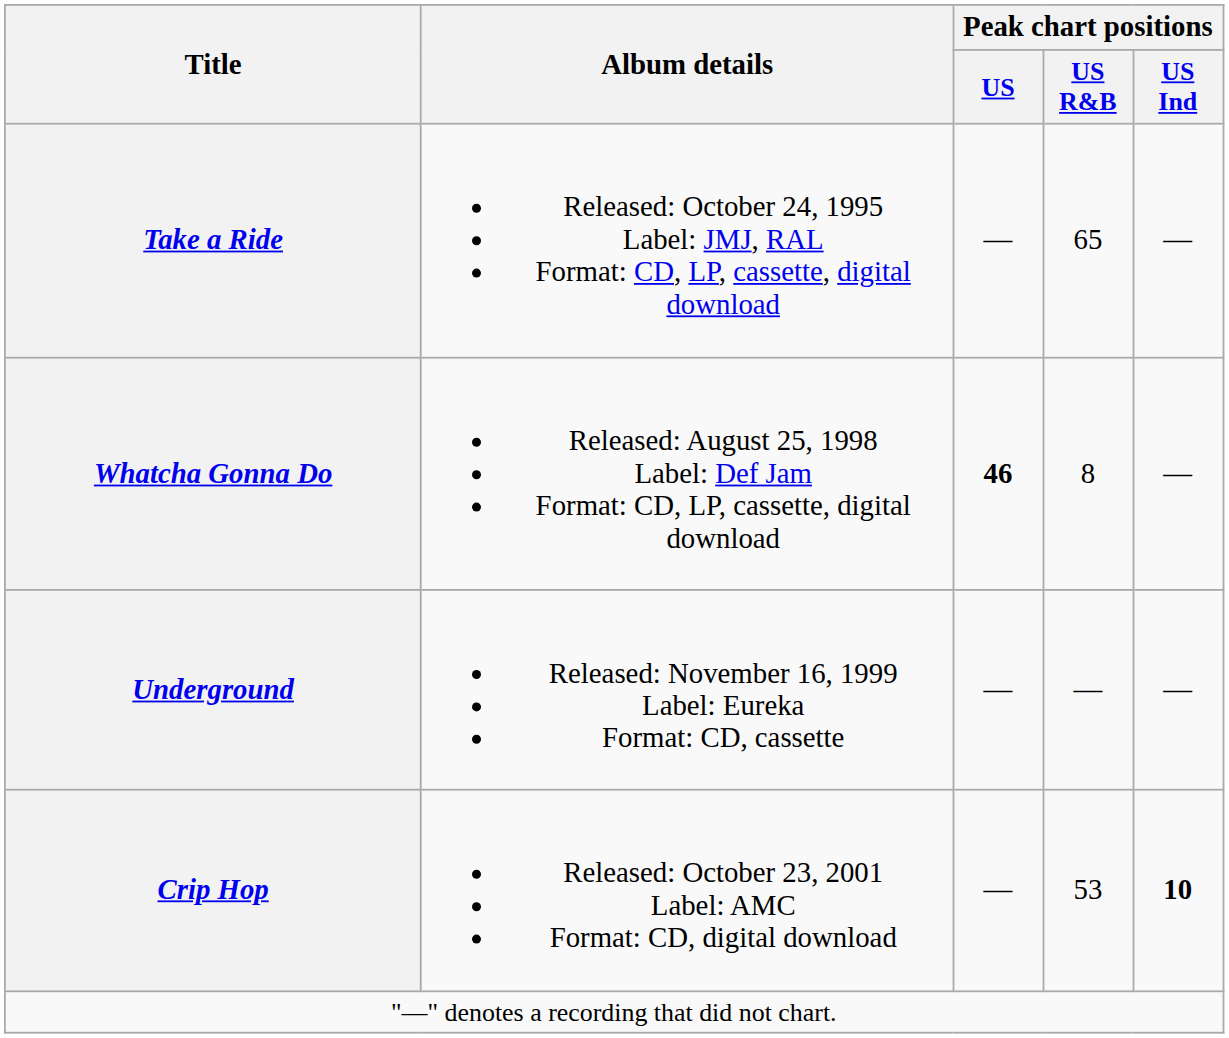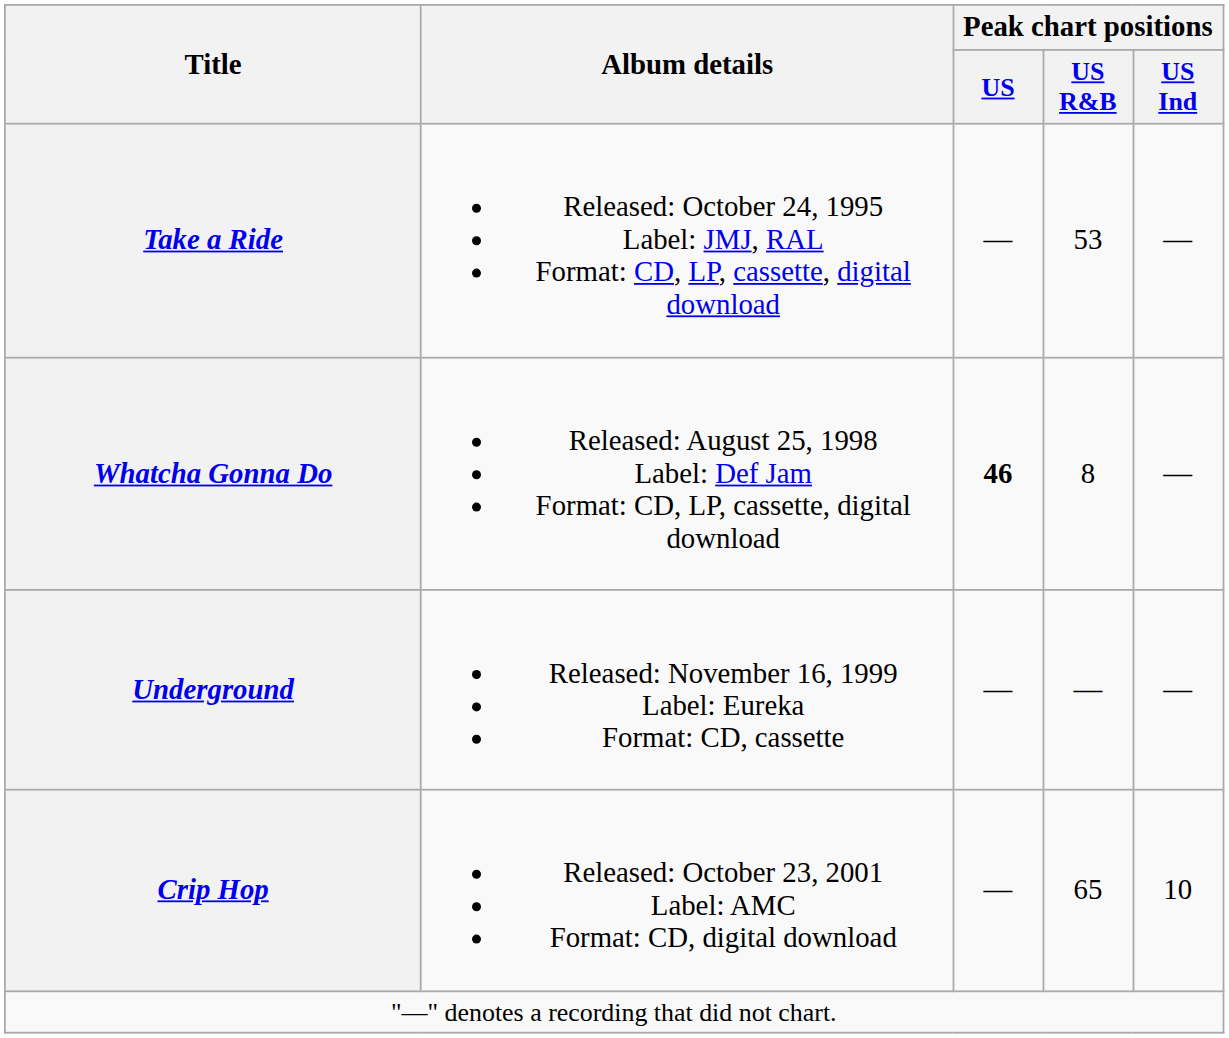(1088, 239) 65 -> (1088, 239) 53
(1088, 889) 53 -> (1088, 889) 65
(1178, 889) bold -> (1178, 889) normal
